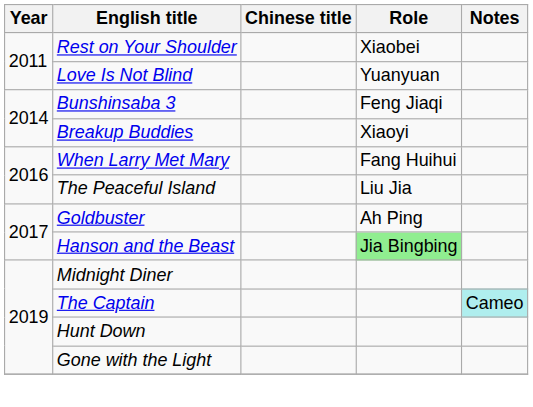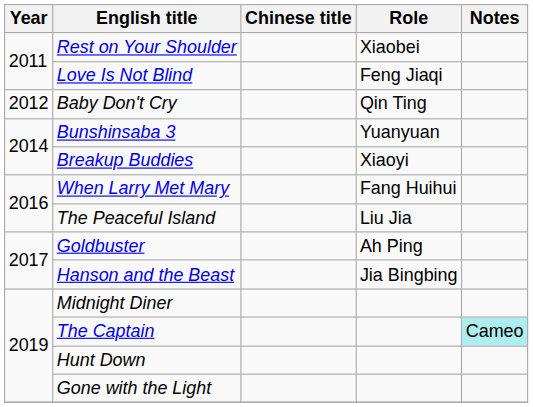(400, 75) Yuanyuan -> (401, 75) Feng Jiaqi
+ row: (117, 103)
(401, 103) Feng Jiaqi -> (400, 132) Yuanyuan
(409, 246) lightgreen background -> (409, 274) no background
